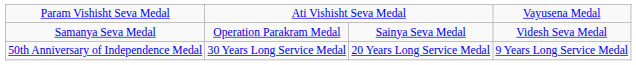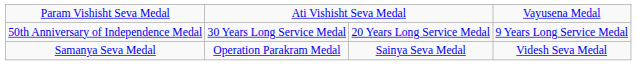rows swapped: (105, 32) <-> (105, 50)
